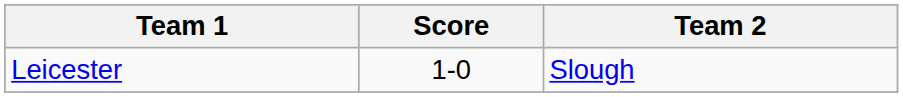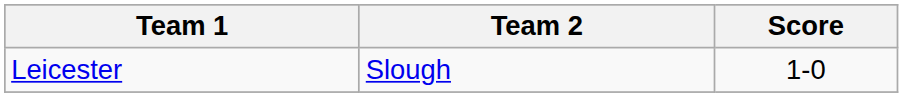columns swapped: (720, 26) <-> (451, 26)
